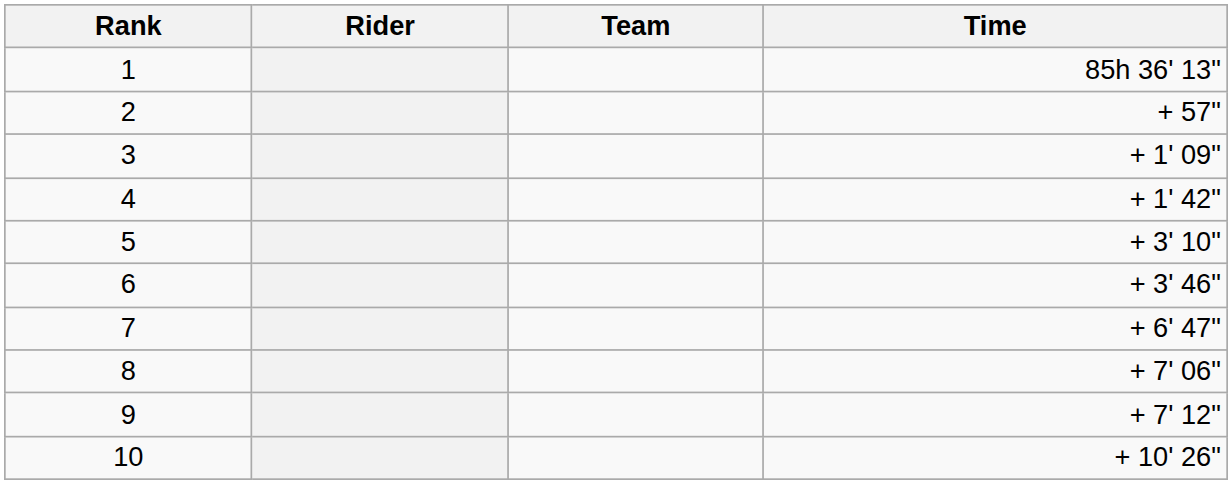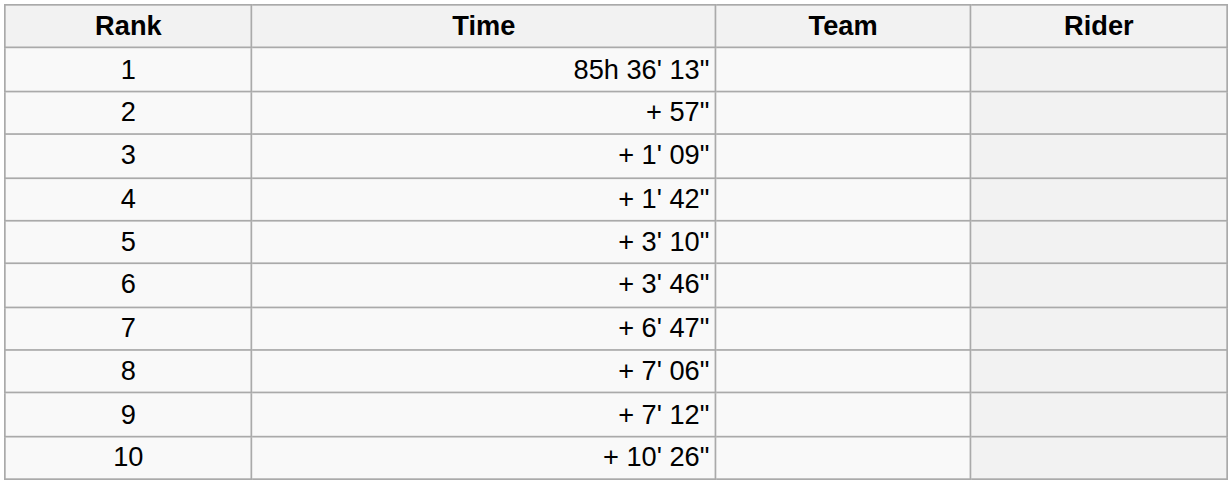columns swapped: (380, 26) <-> (995, 26)
